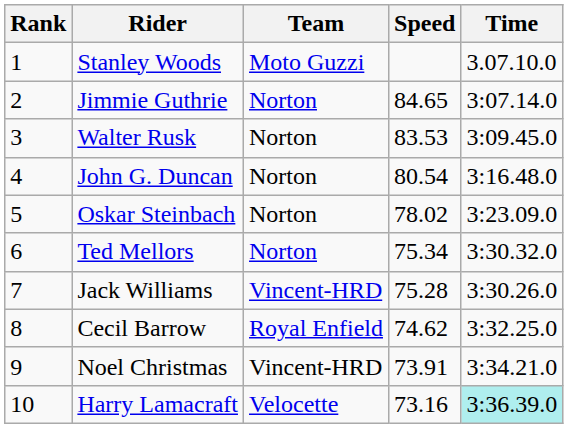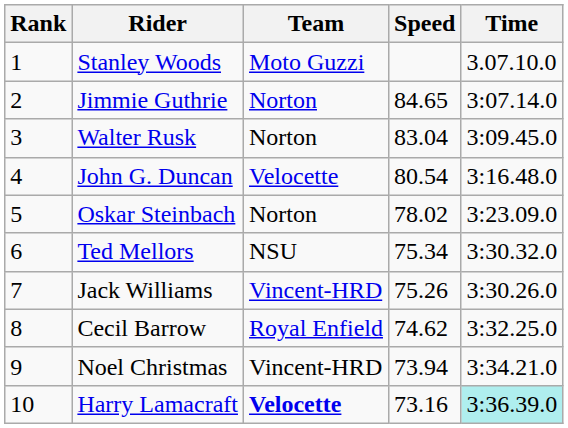(421, 137) 83.53 -> (421, 137) 83.04
(283, 175) Norton -> (294, 175) Velocette
(283, 251) Norton -> (273, 251) NSU
(421, 289) 75.28 -> (421, 289) 75.26
(421, 366) 73.91 -> (421, 366) 73.94
(294, 404) normal -> (295, 404) bold
